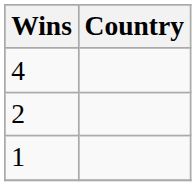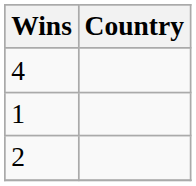rows swapped: (18, 113) <-> (18, 157)
